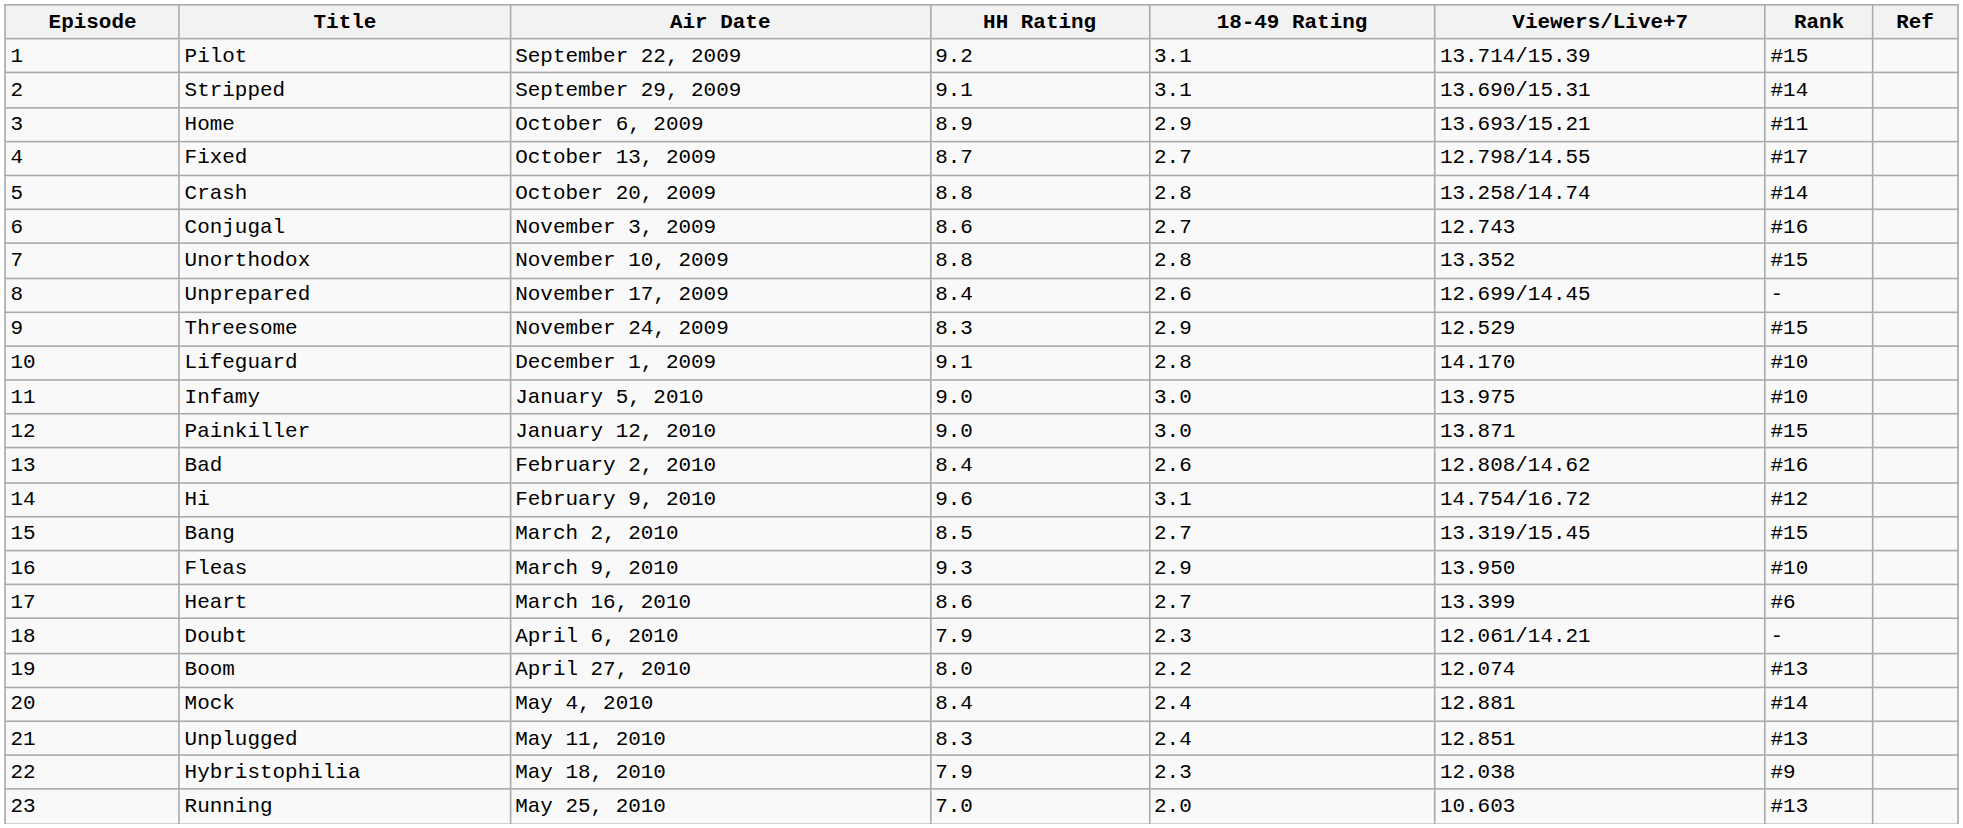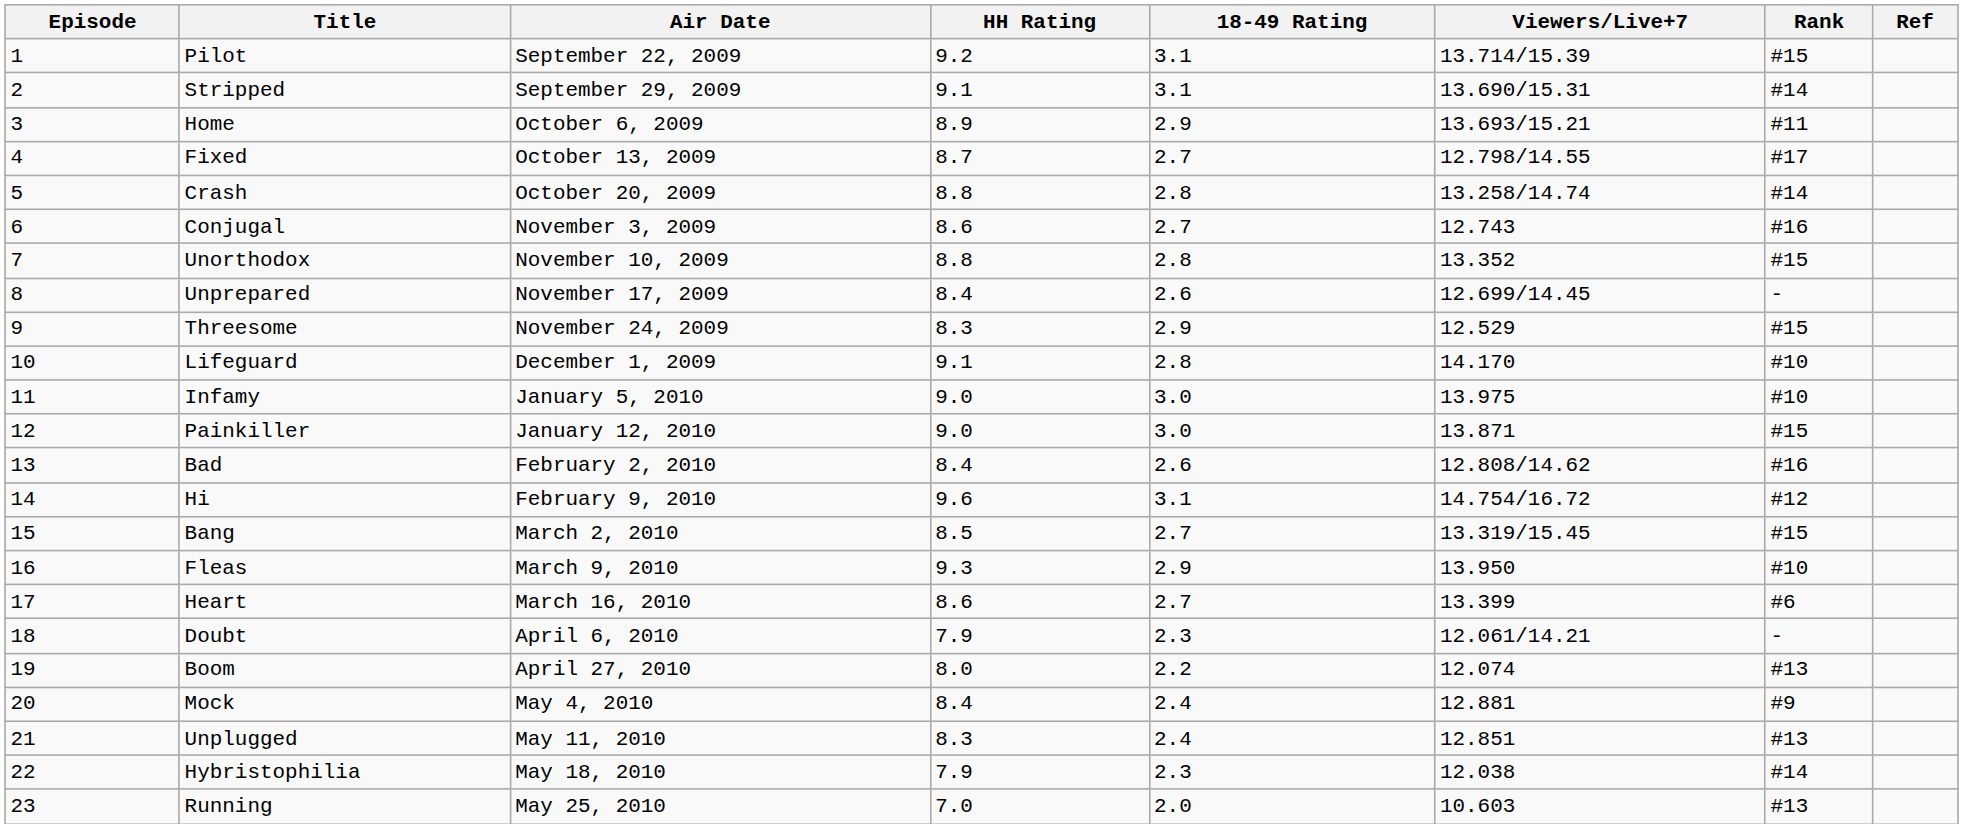(1789, 704) #14 -> (1783, 704) #9
(1783, 772) #9 -> (1789, 772) #14
